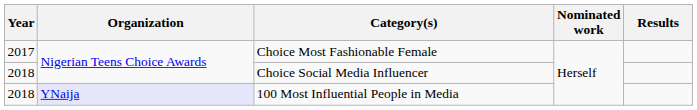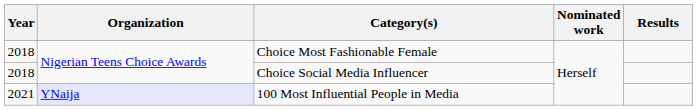(21, 51) 2017 -> (21, 51) 2018
(21, 94) 2018 -> (21, 94) 2021
